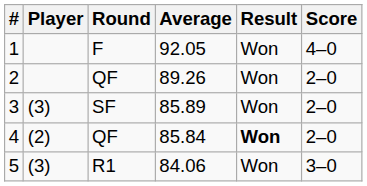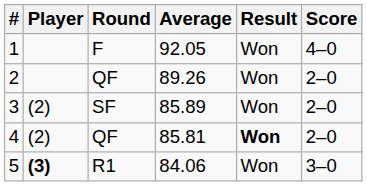(39, 107) (3) -> (39, 107) (2)
(183, 136) 85.84 -> (183, 136) 85.81
(39, 166) normal -> (39, 166) bold
